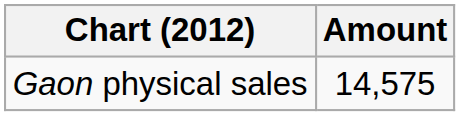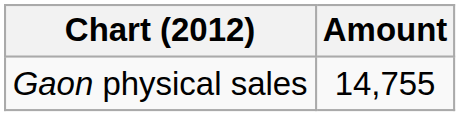(385, 82) 14,575 -> (385, 82) 14,755
